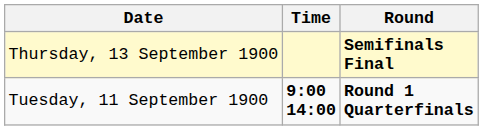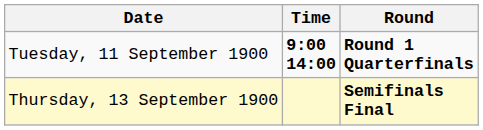rows swapped: (138, 101) <-> (143, 55)
